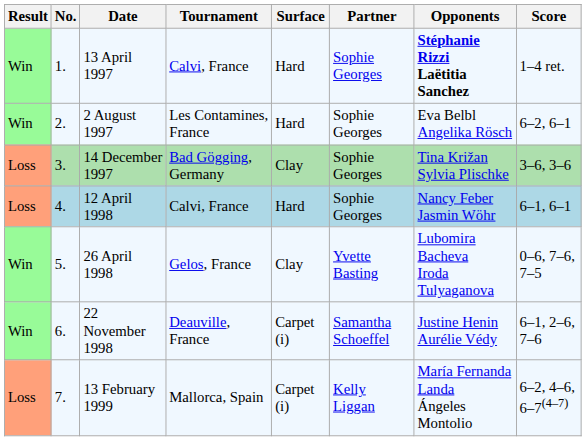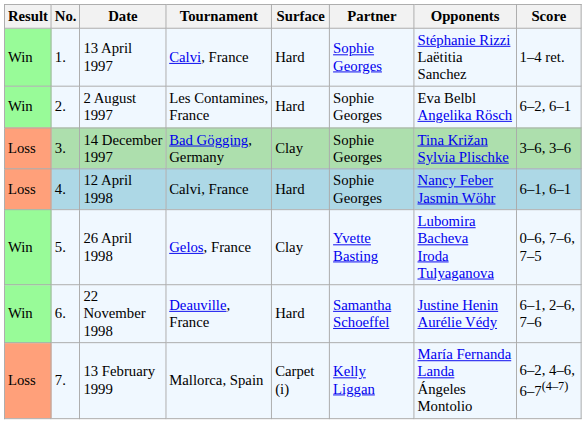(449, 65) bold -> (464, 57) normal
(295, 330) Carpet (i) -> (290, 313) Hard
